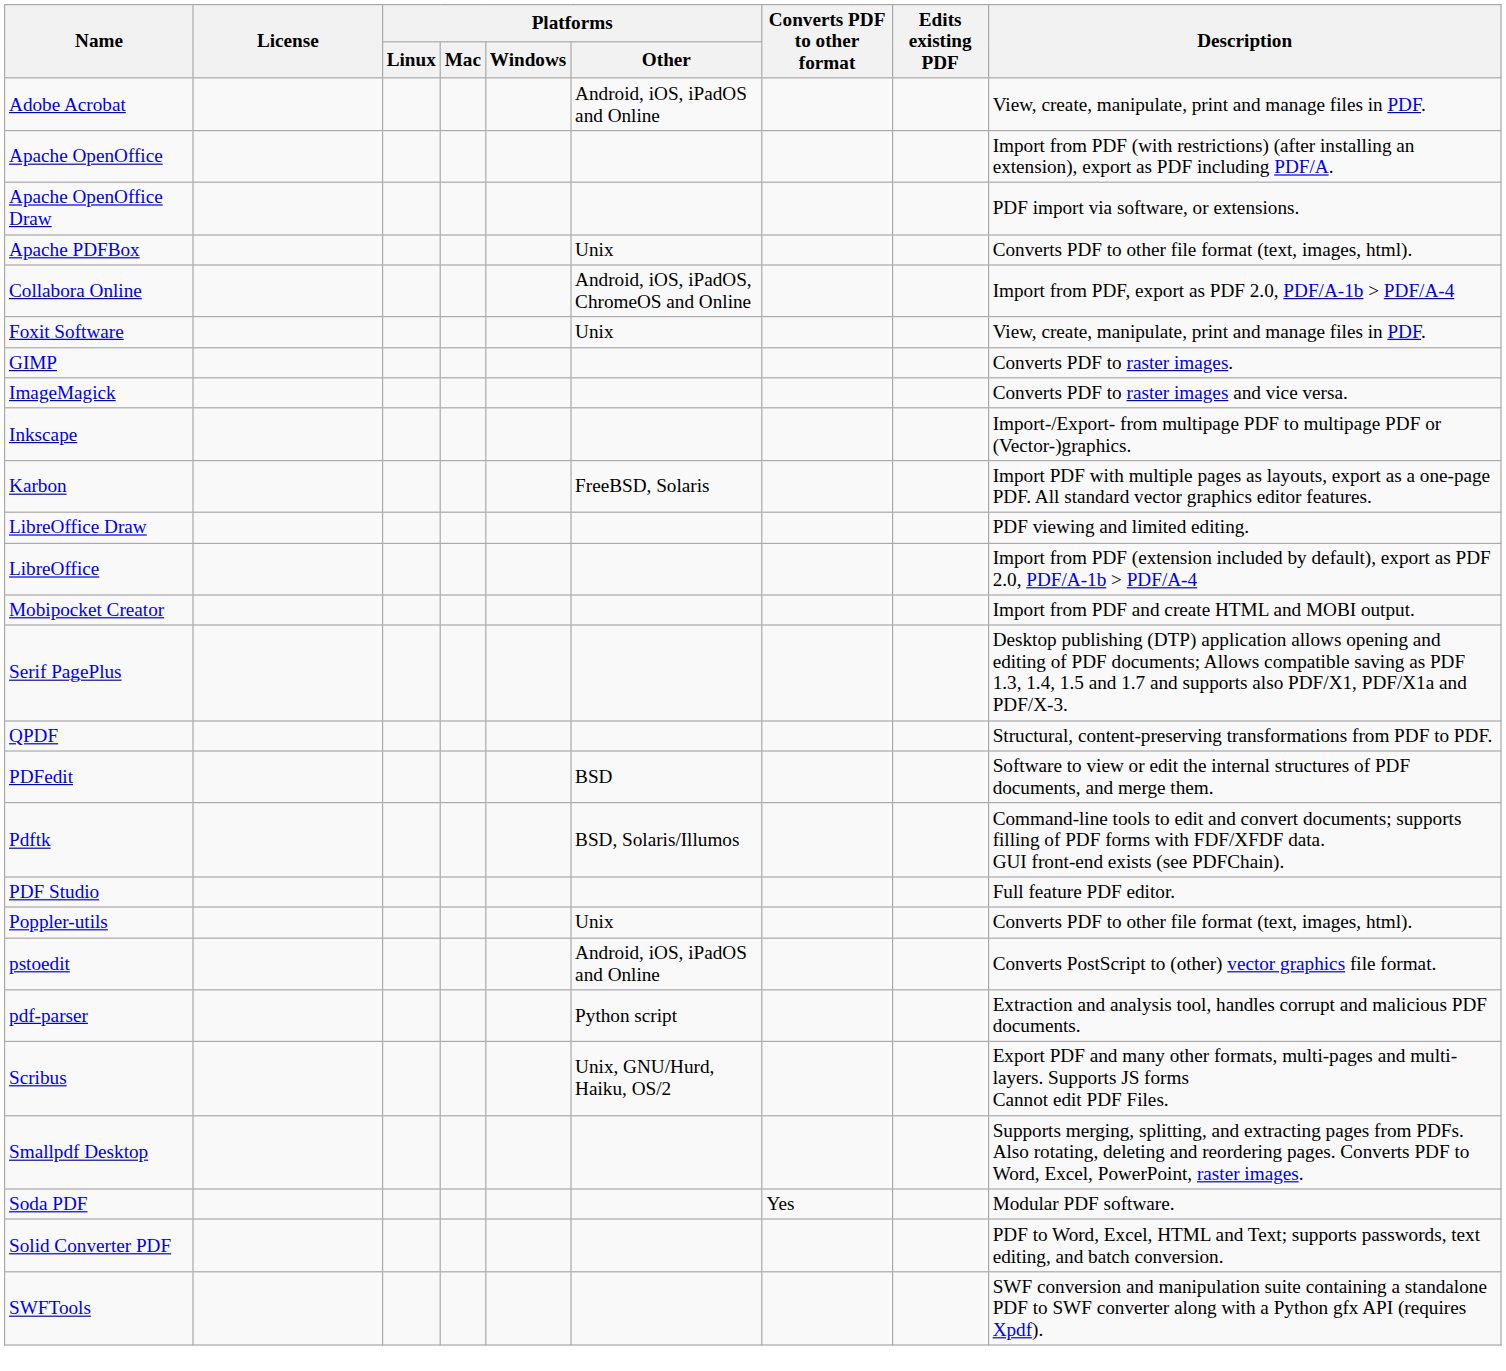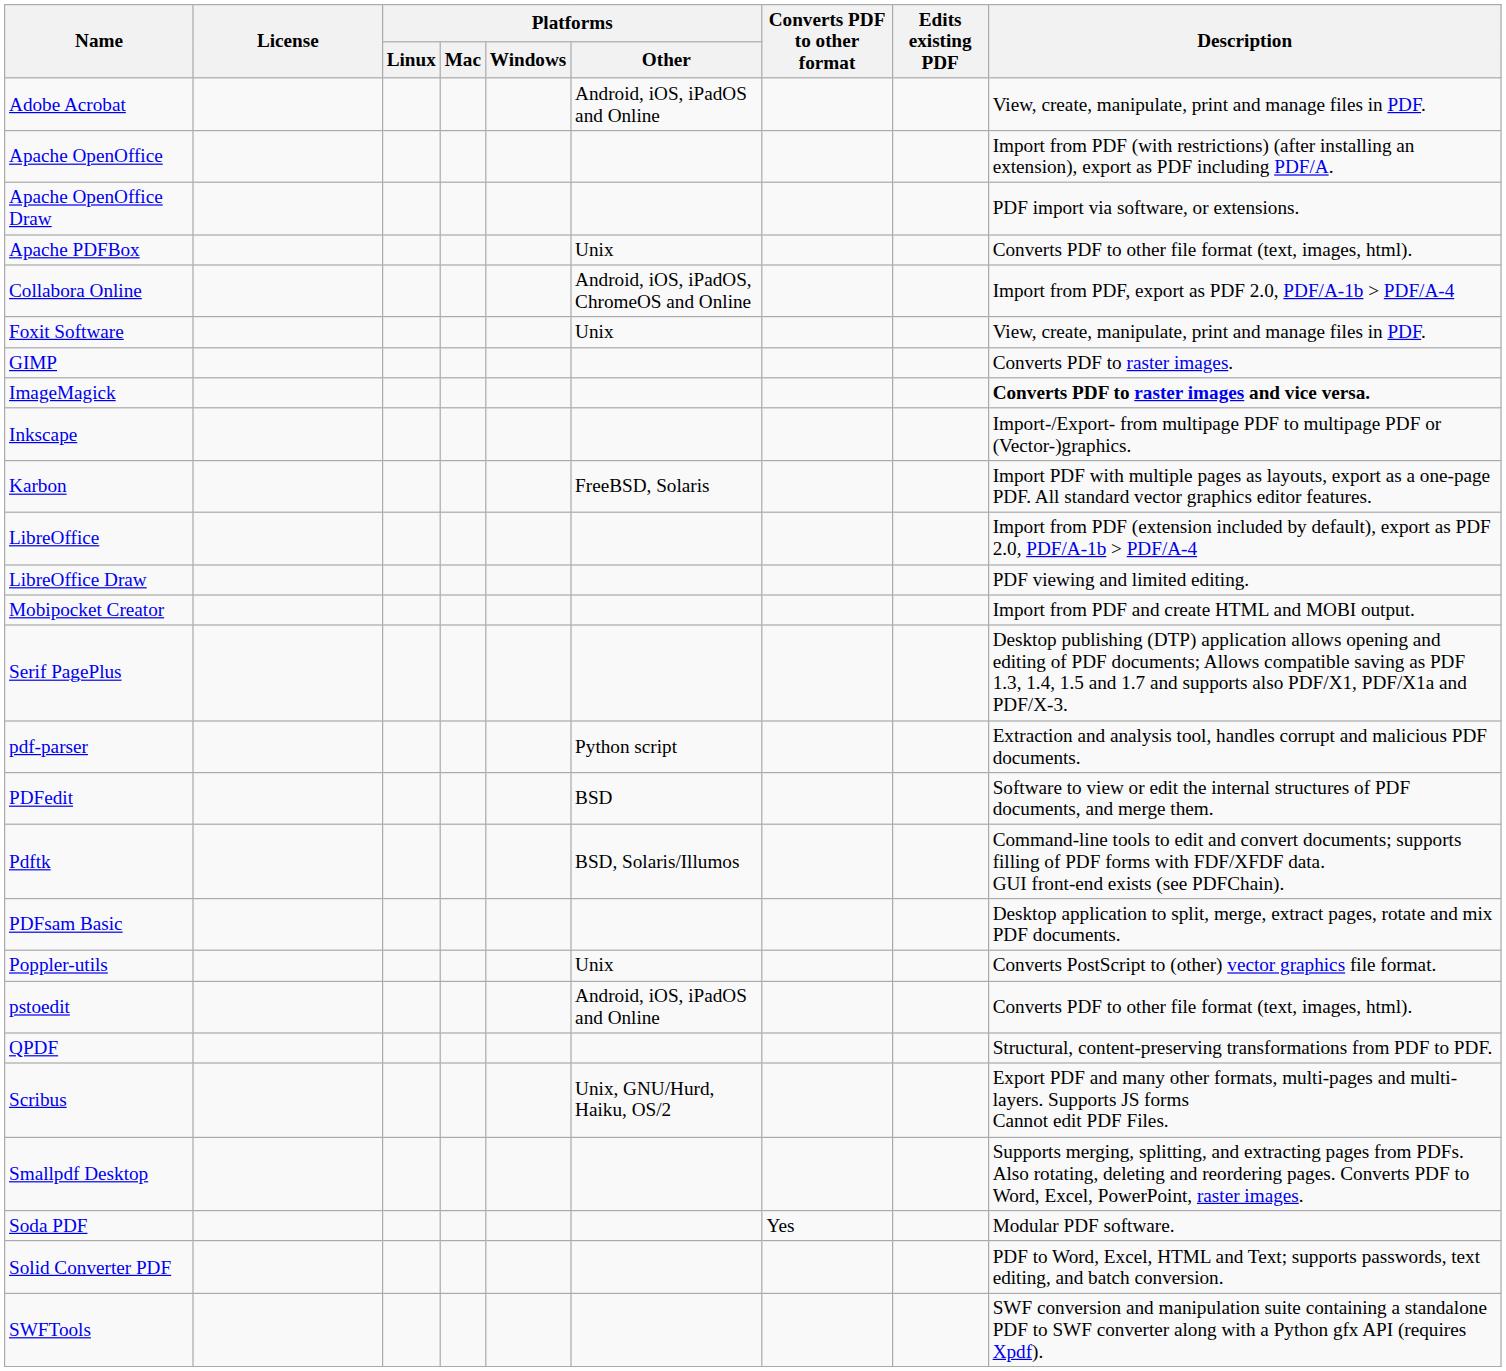(1170, 392) normal -> (1181, 392) bold
rows swapped: (54, 568) <-> (78, 527)
rows swapped: (48, 1015) <-> (34, 735)
+ row: (66, 924)
- row: (54, 891)
(1202, 922) Converts PDF to other file format (text, images, html). -> (1214, 965) Converts PostScript to (other) vector graphics file format.
(1214, 963) Converts PostScript to (other) vector graphics file format. -> (1202, 1006) Converts PDF to other file format (text, images, html).
